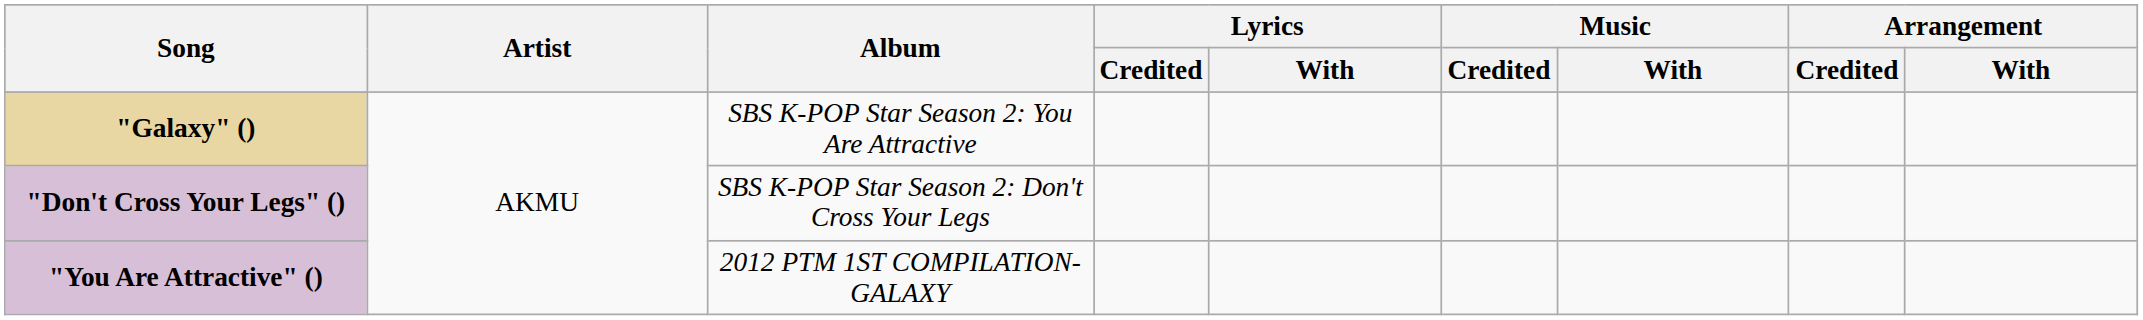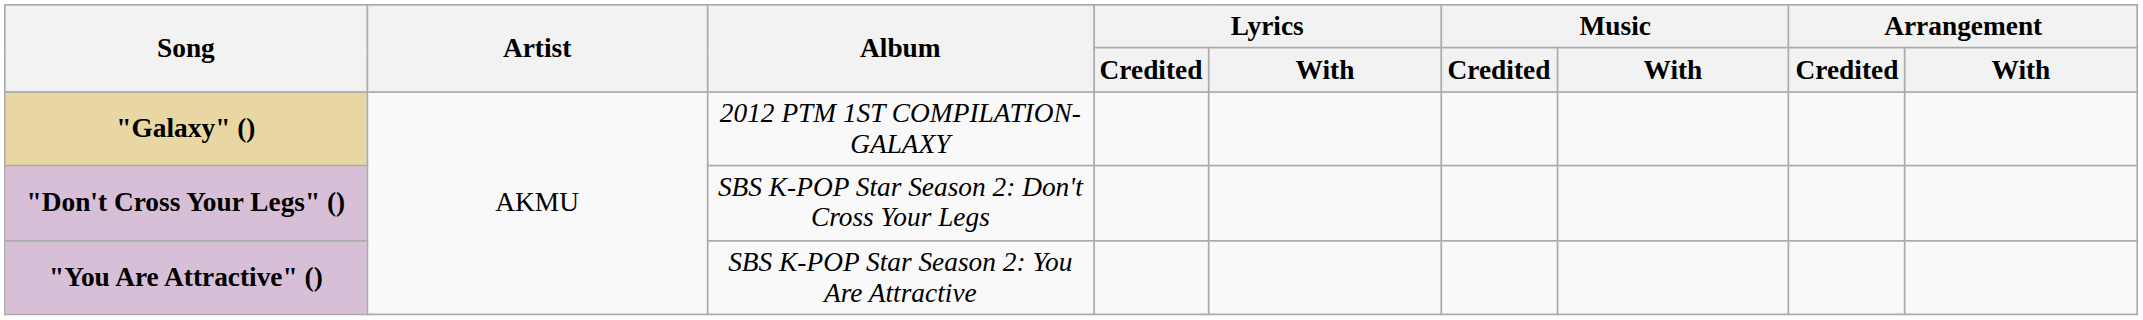(900, 128) SBS K-POP Star Season 2: You Are Attractive -> (900, 128) 2012 PTM 1ST COMPILATION-GALAXY
(900, 276) 2012 PTM 1ST COMPILATION-GALAXY -> (900, 276) SBS K-POP Star Season 2: You Are Attractive
